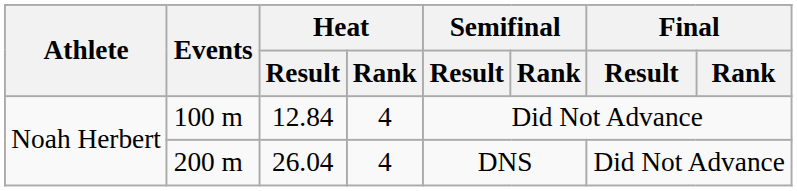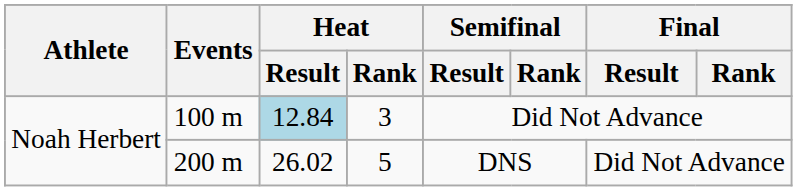(303, 117) no background -> (303, 117) lightblue background
(385, 117) 4 -> (385, 117) 3
(303, 162) 26.04 -> (303, 162) 26.02
(385, 162) 4 -> (385, 162) 5
